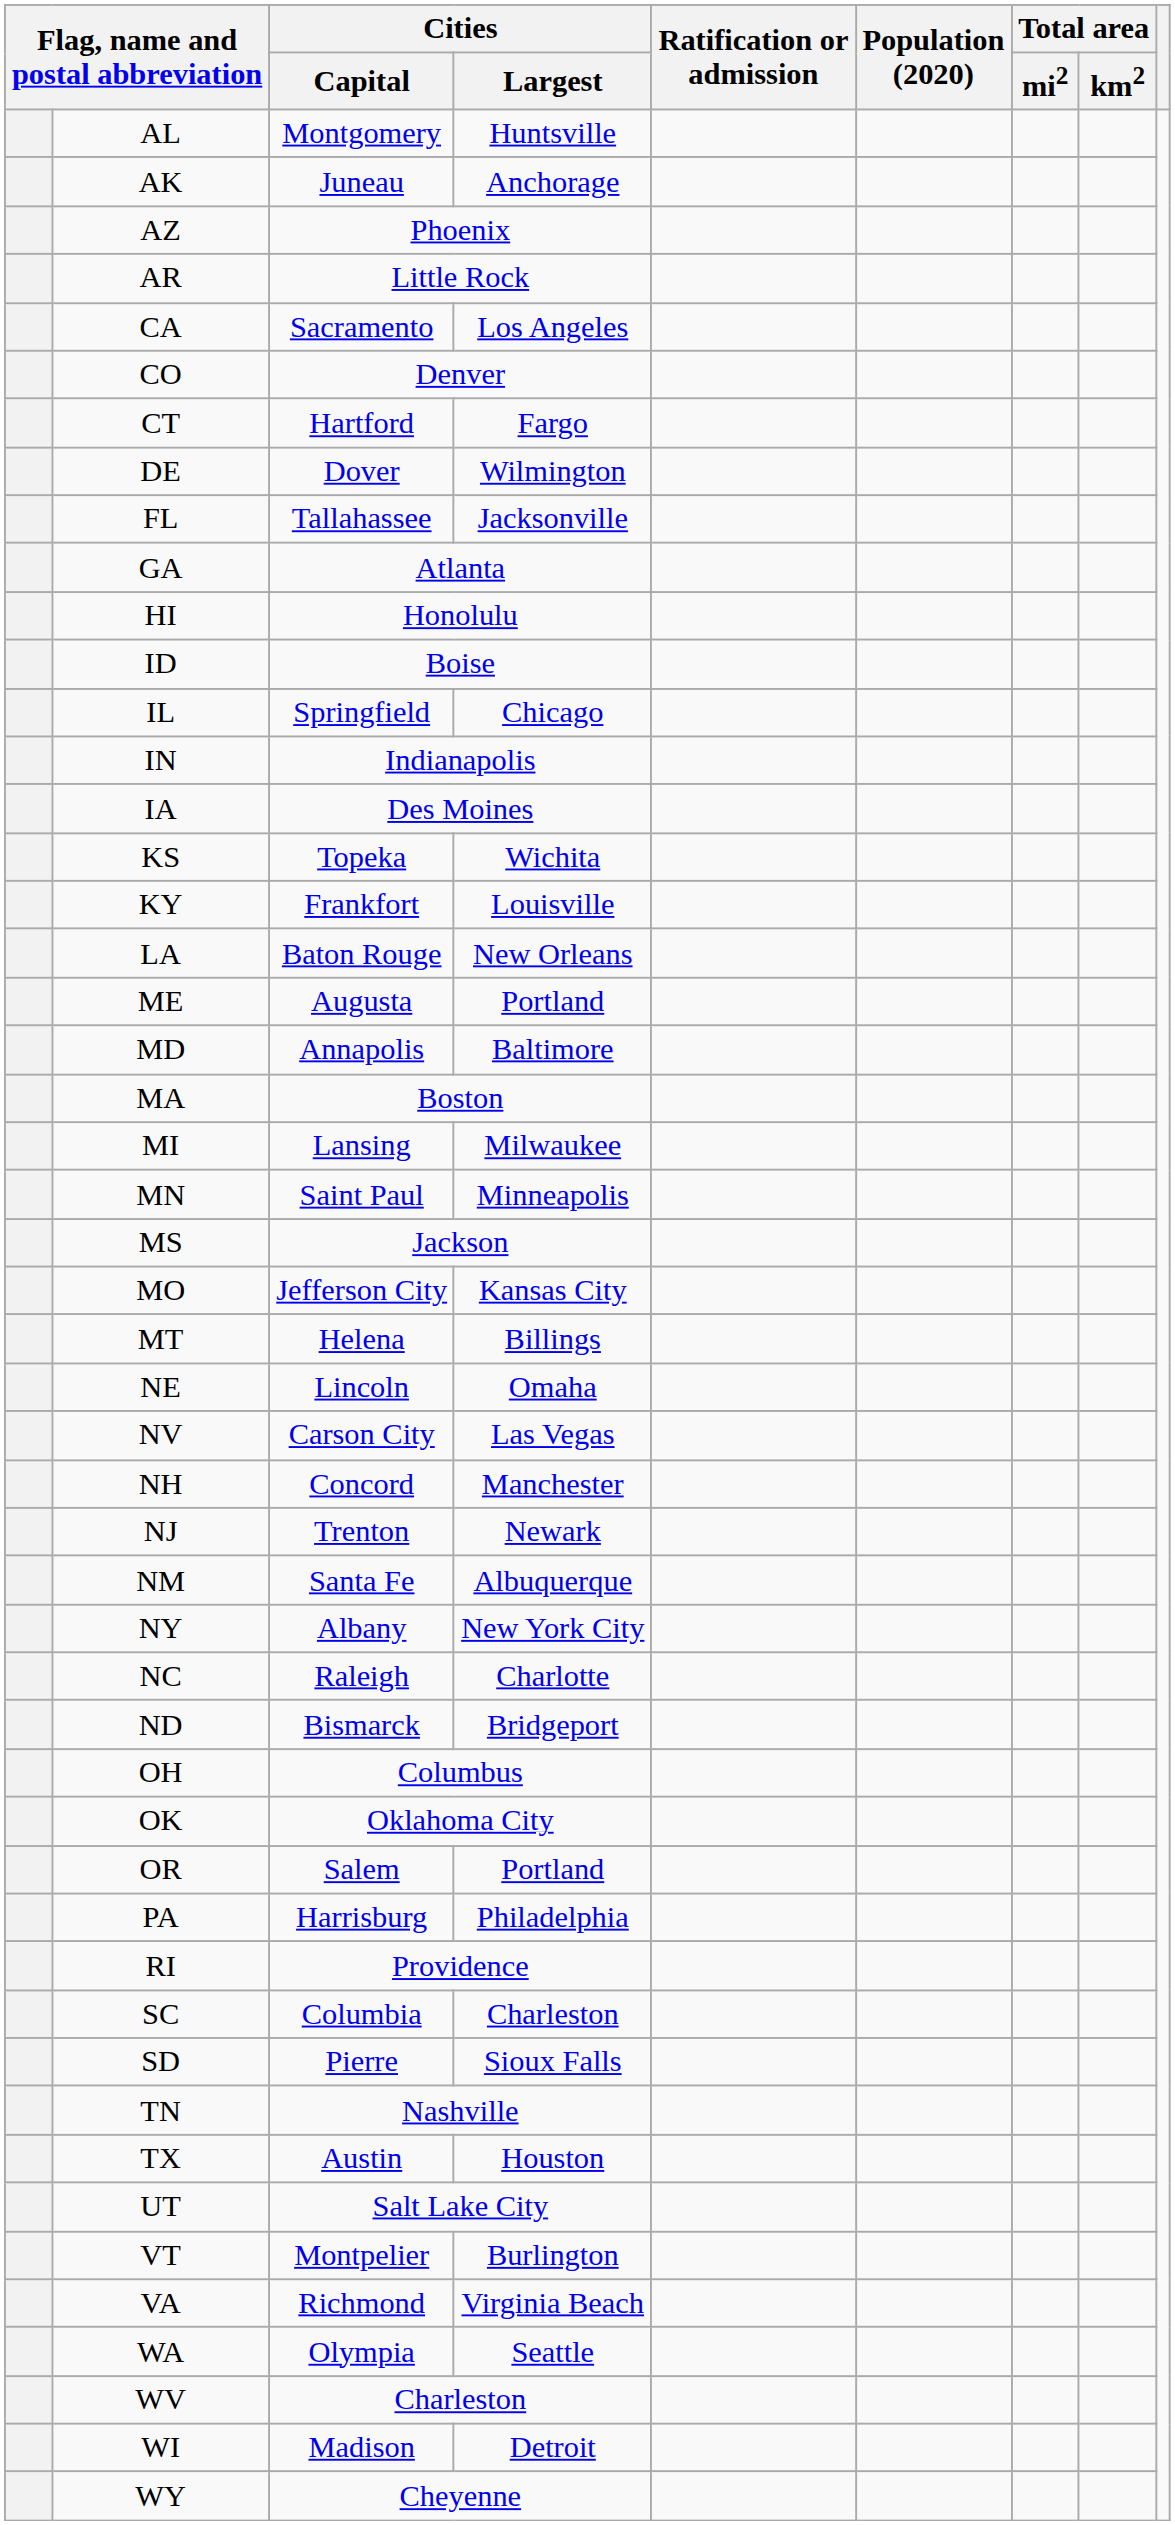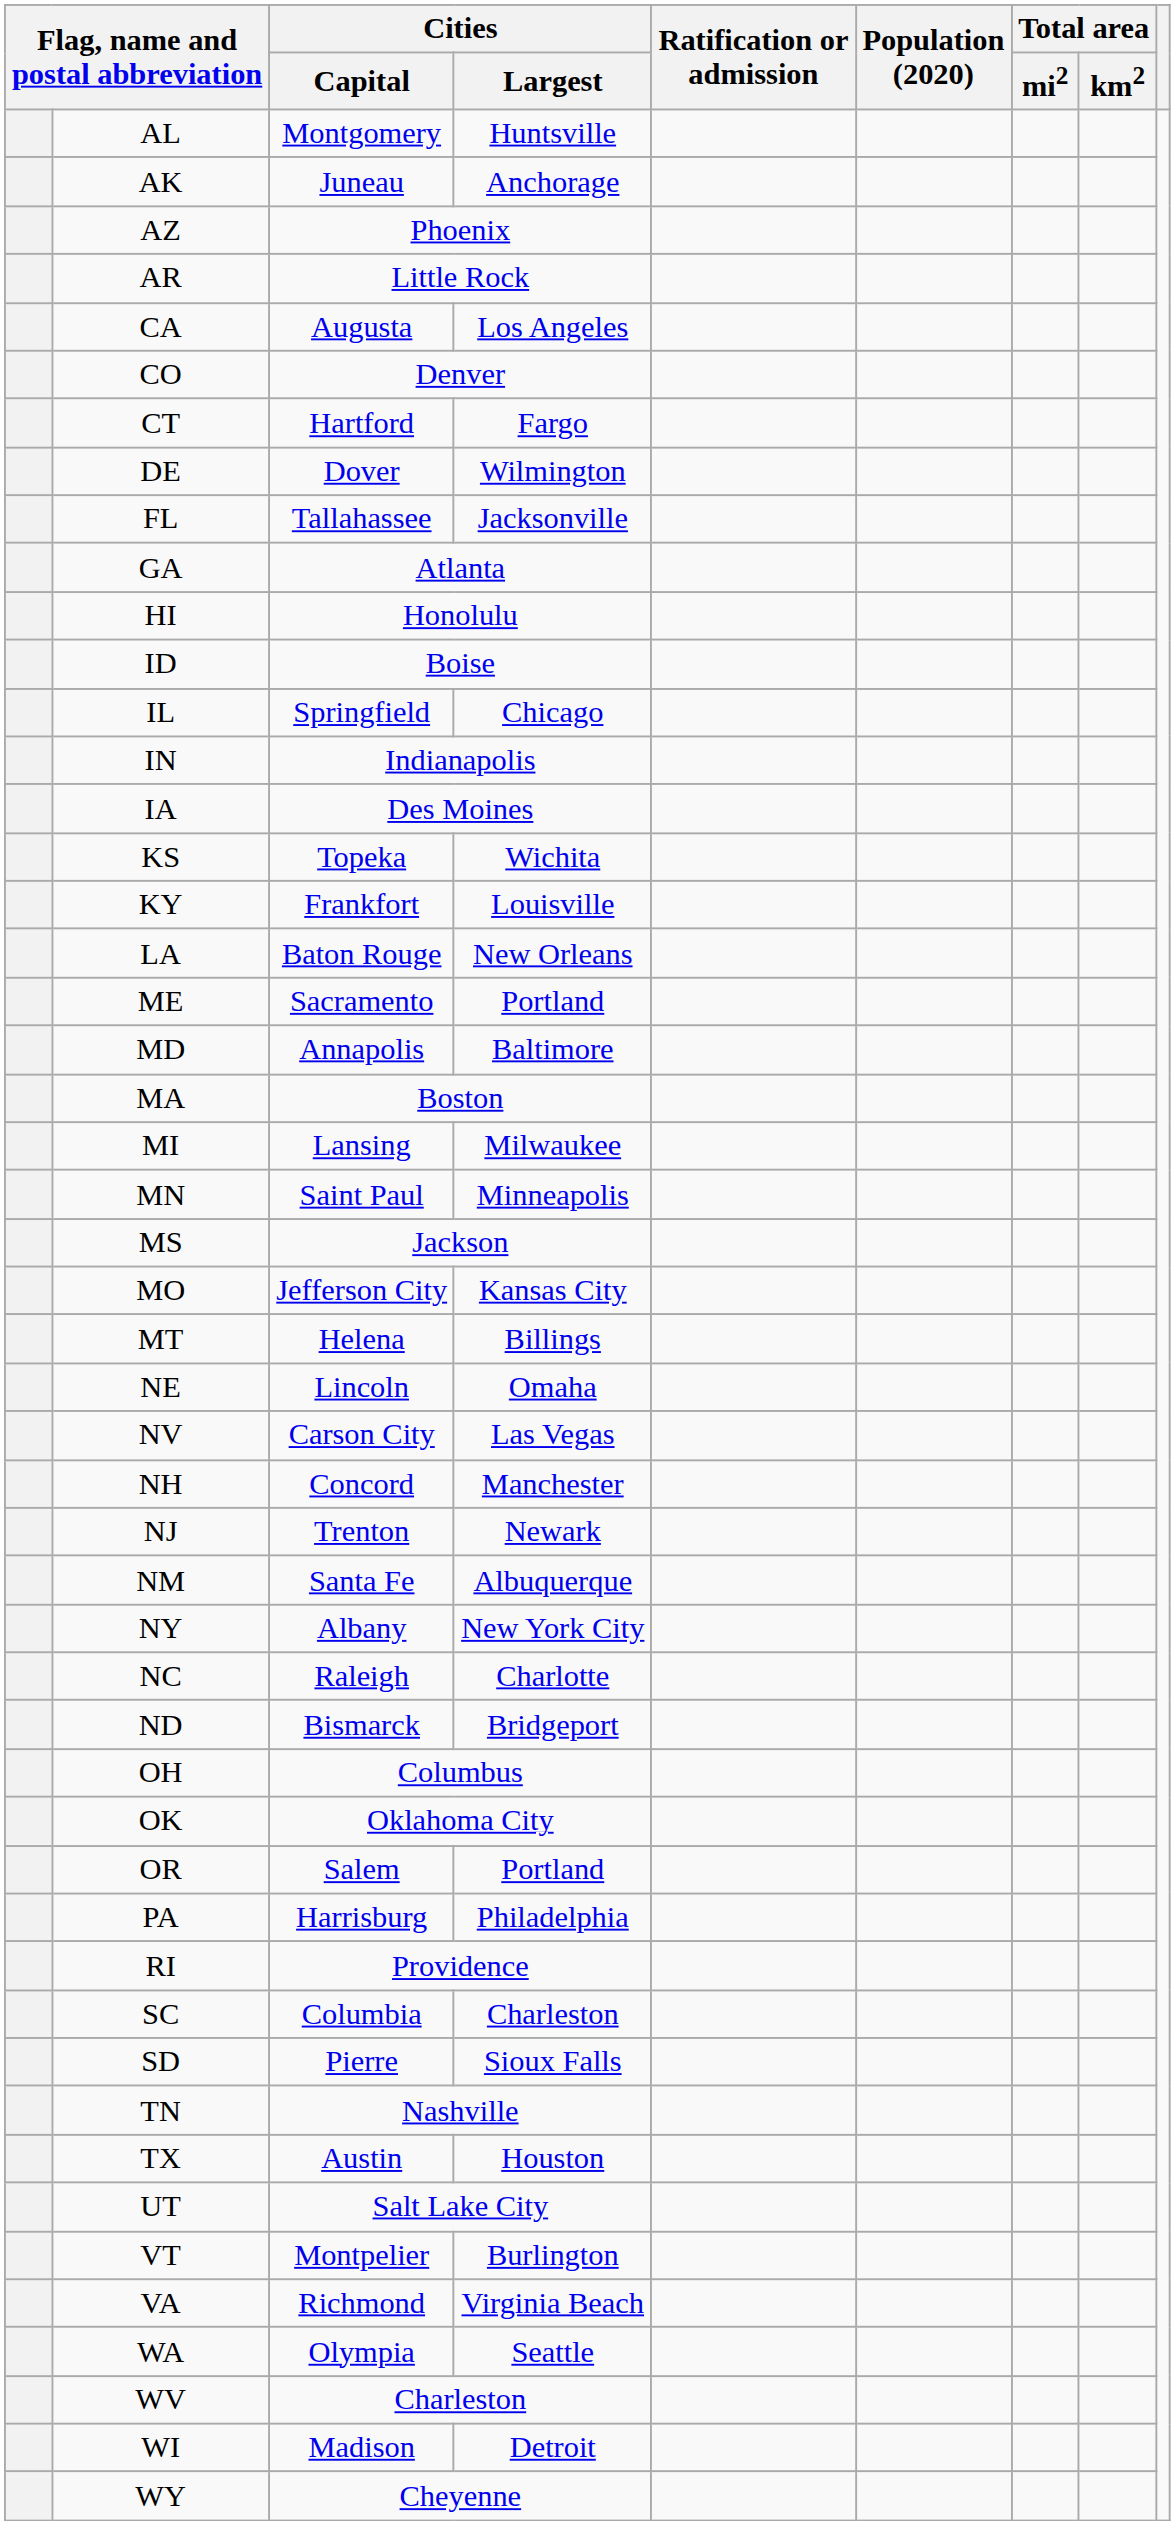(362, 326) Sacramento -> (362, 326) Augusta
(362, 1001) Augusta -> (362, 1001) Sacramento
